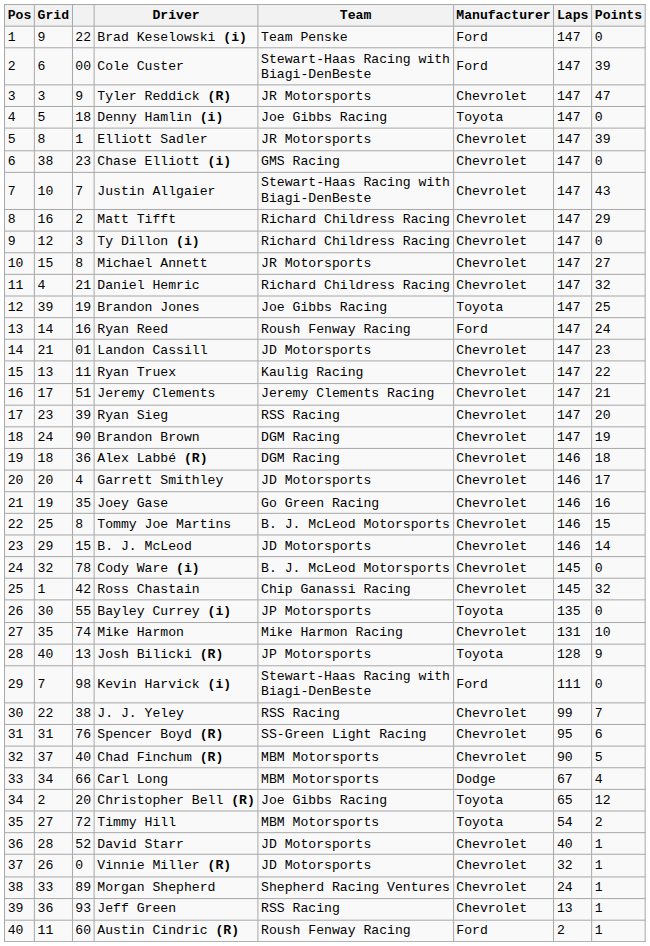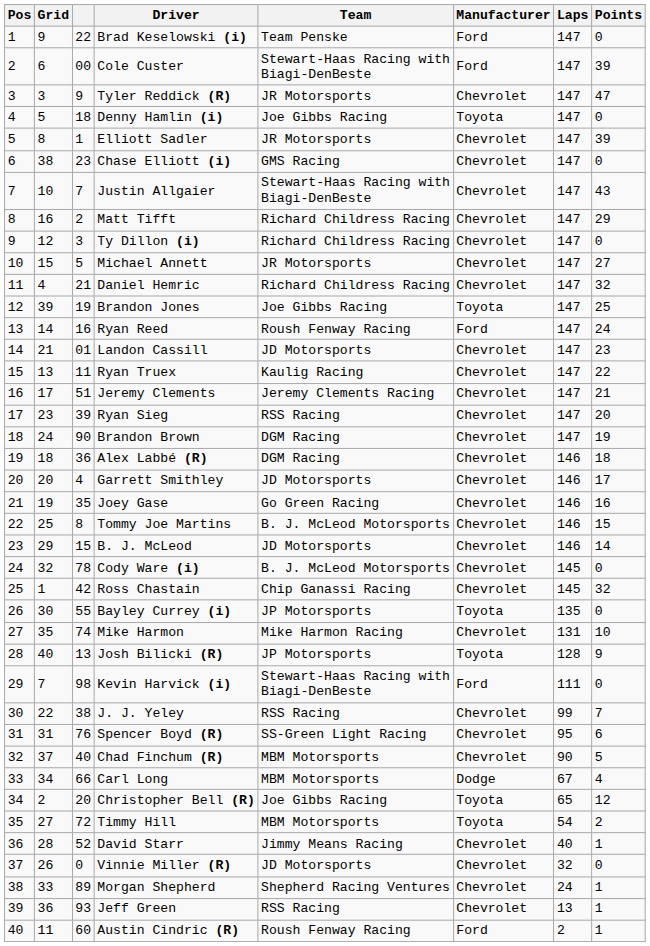(79, 263) 8 -> (79, 263) 5
(316, 844) JD Motorsports -> (332, 844) Jimmy Means Racing
(599, 865) 1 -> (599, 865) 0
